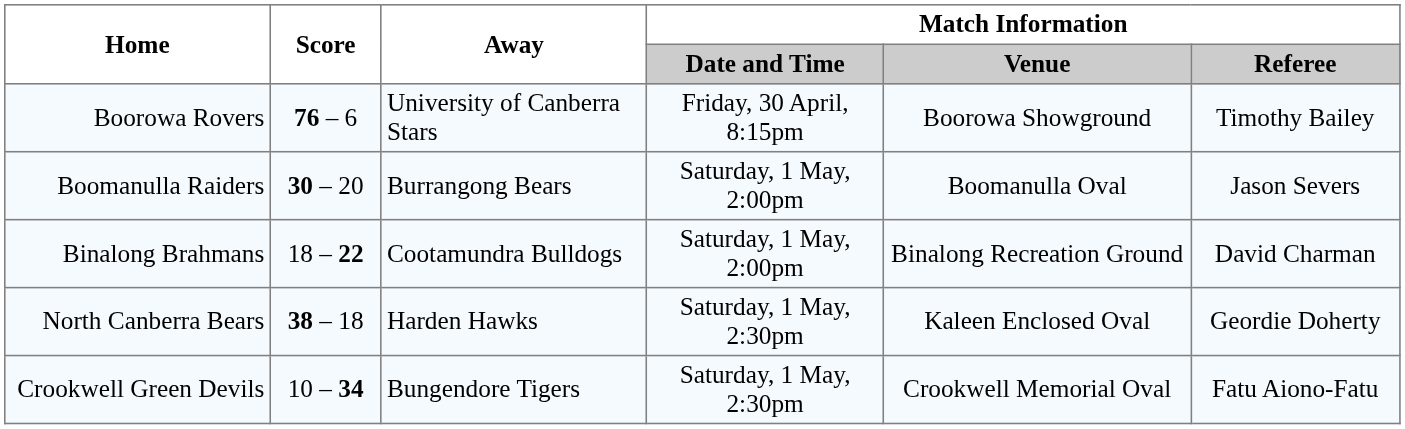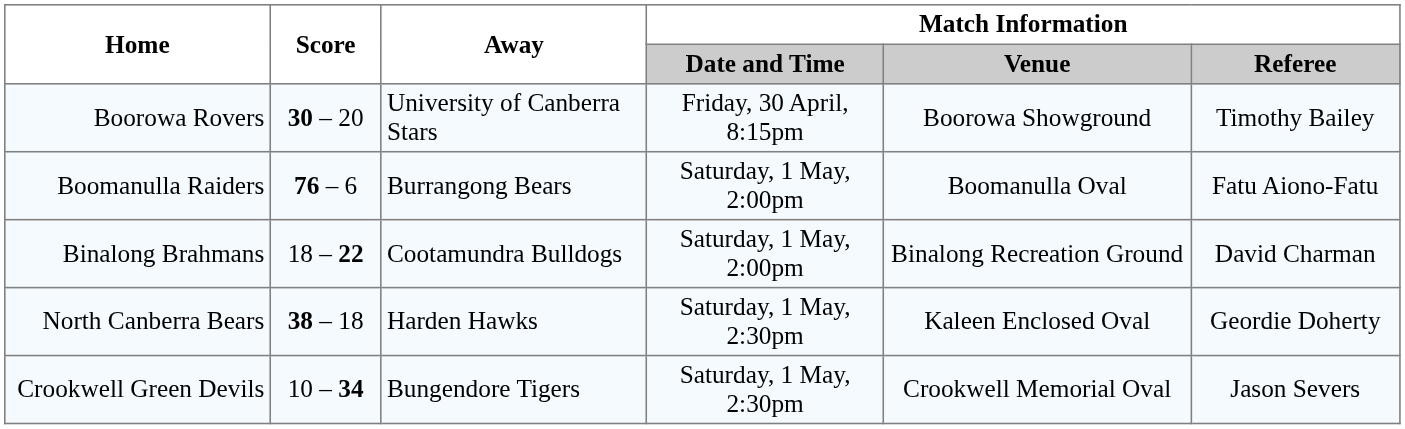(326, 117) 76 – 6 -> (326, 117) 30 – 20
(326, 185) 30 – 20 -> (326, 185) 76 – 6
(1295, 185) Jason Severs -> (1295, 185) Fatu Aiono-Fatu
(1295, 389) Fatu Aiono-Fatu -> (1295, 389) Jason Severs
